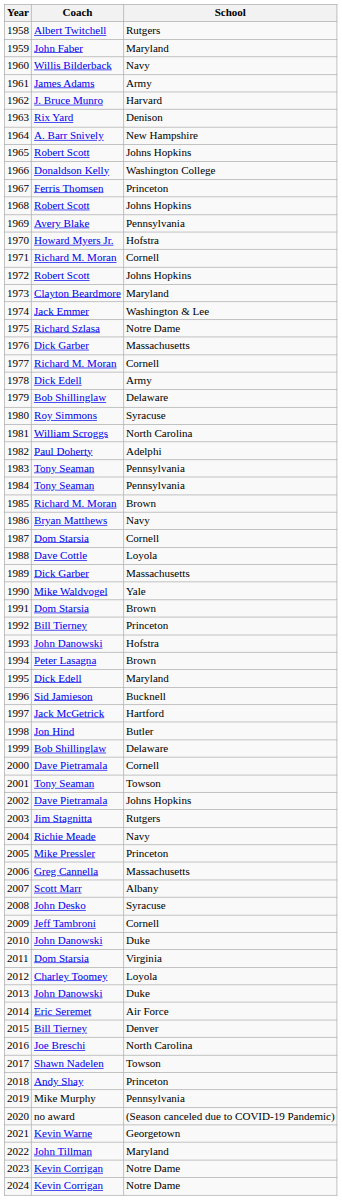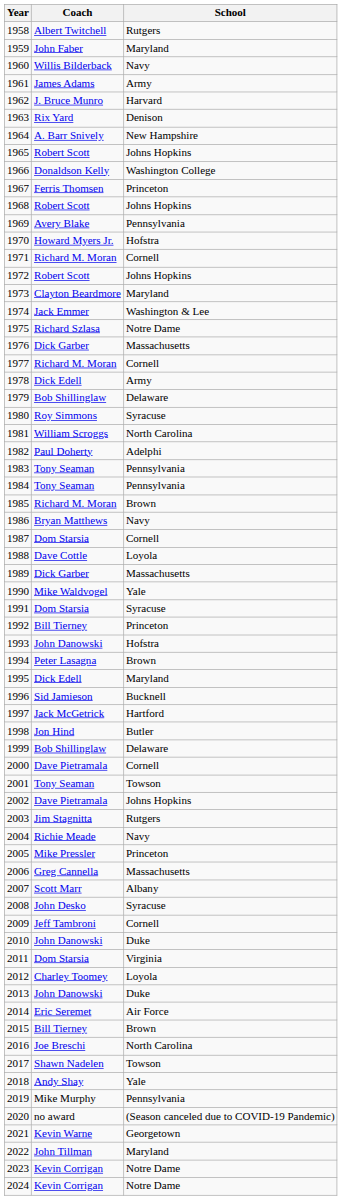(141, 608) Brown -> (146, 608) Syracuse
(142, 1028) Denver -> (141, 1028) Brown
(147, 1081) Princeton -> (136, 1081) Yale
